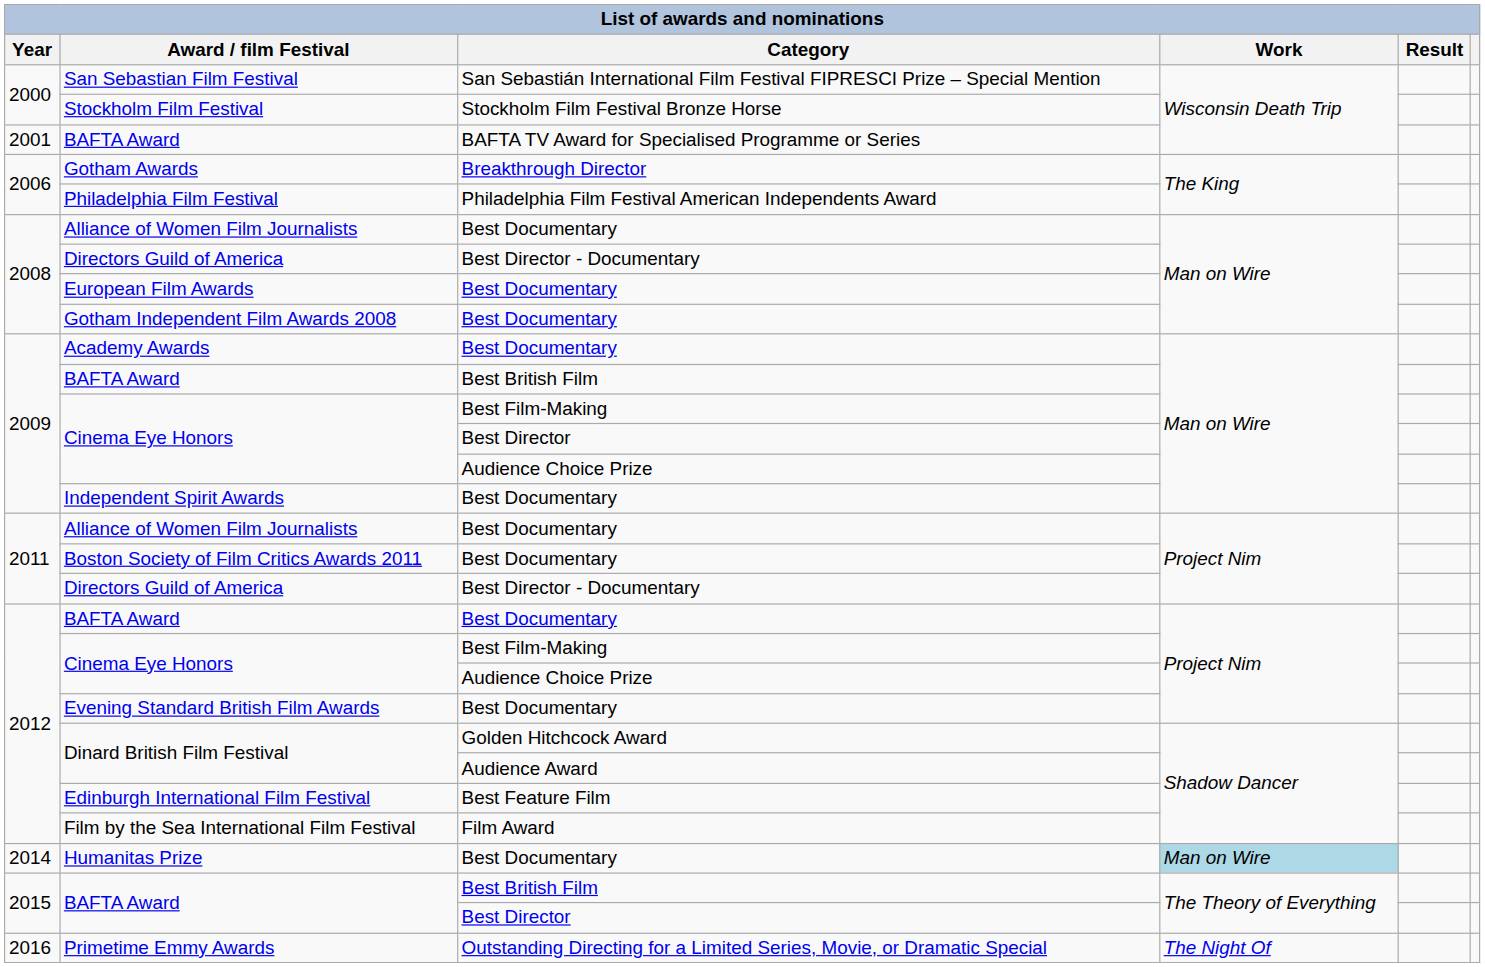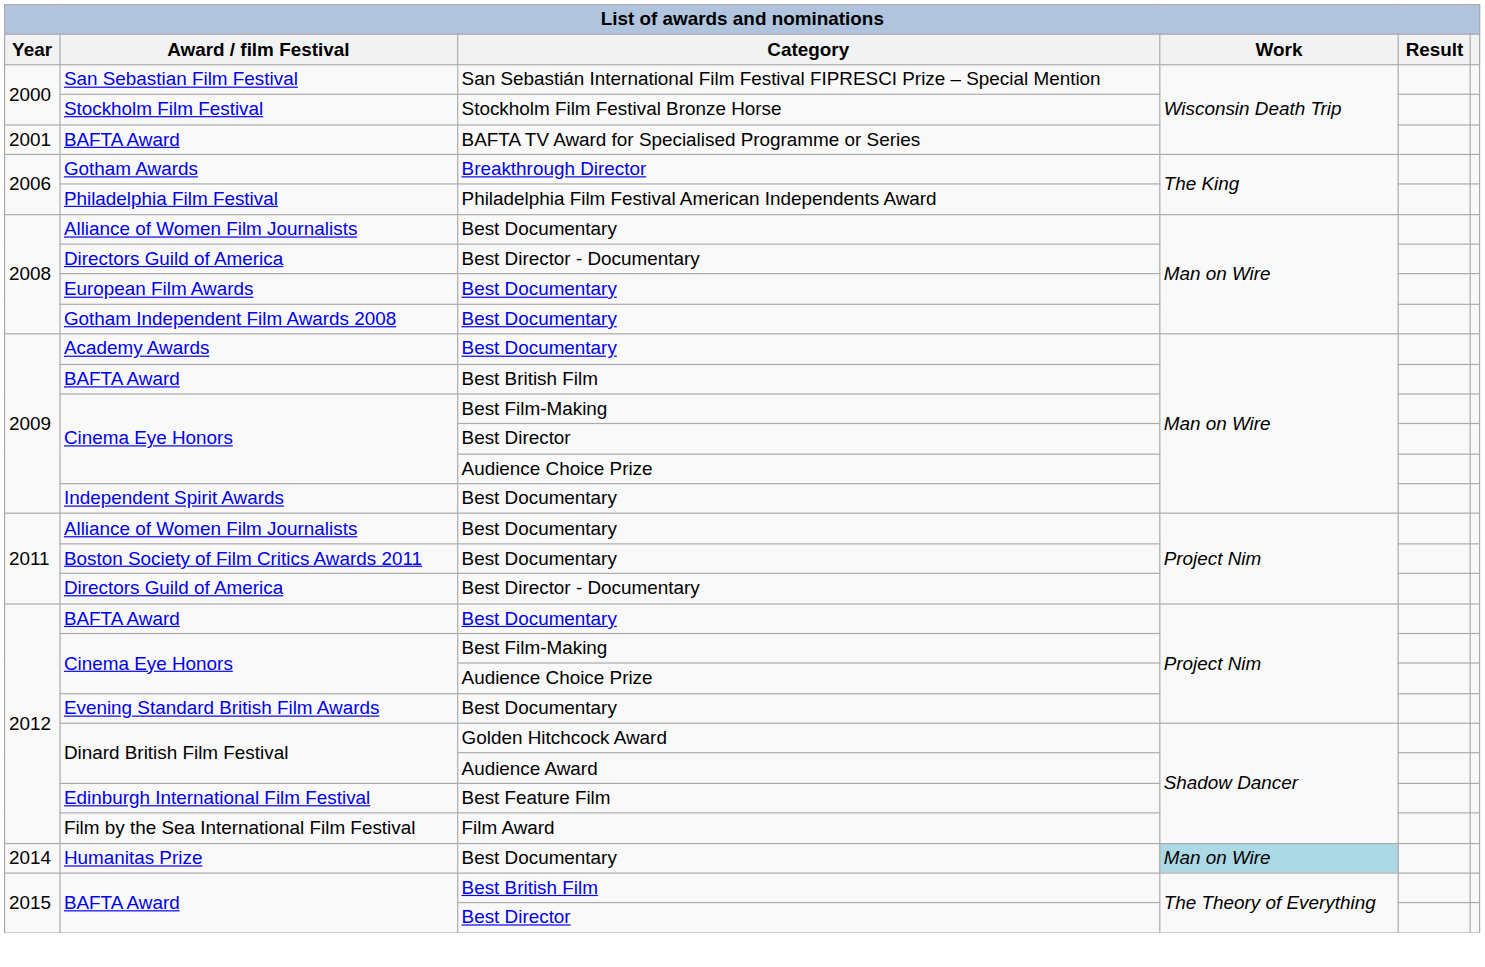- row: (169, 947)
